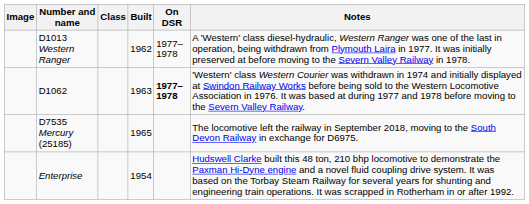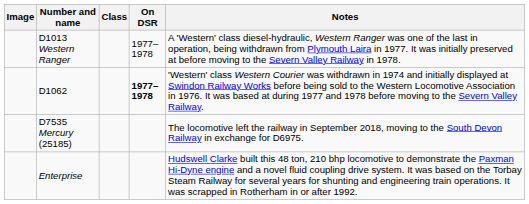- column: (141, 17)
